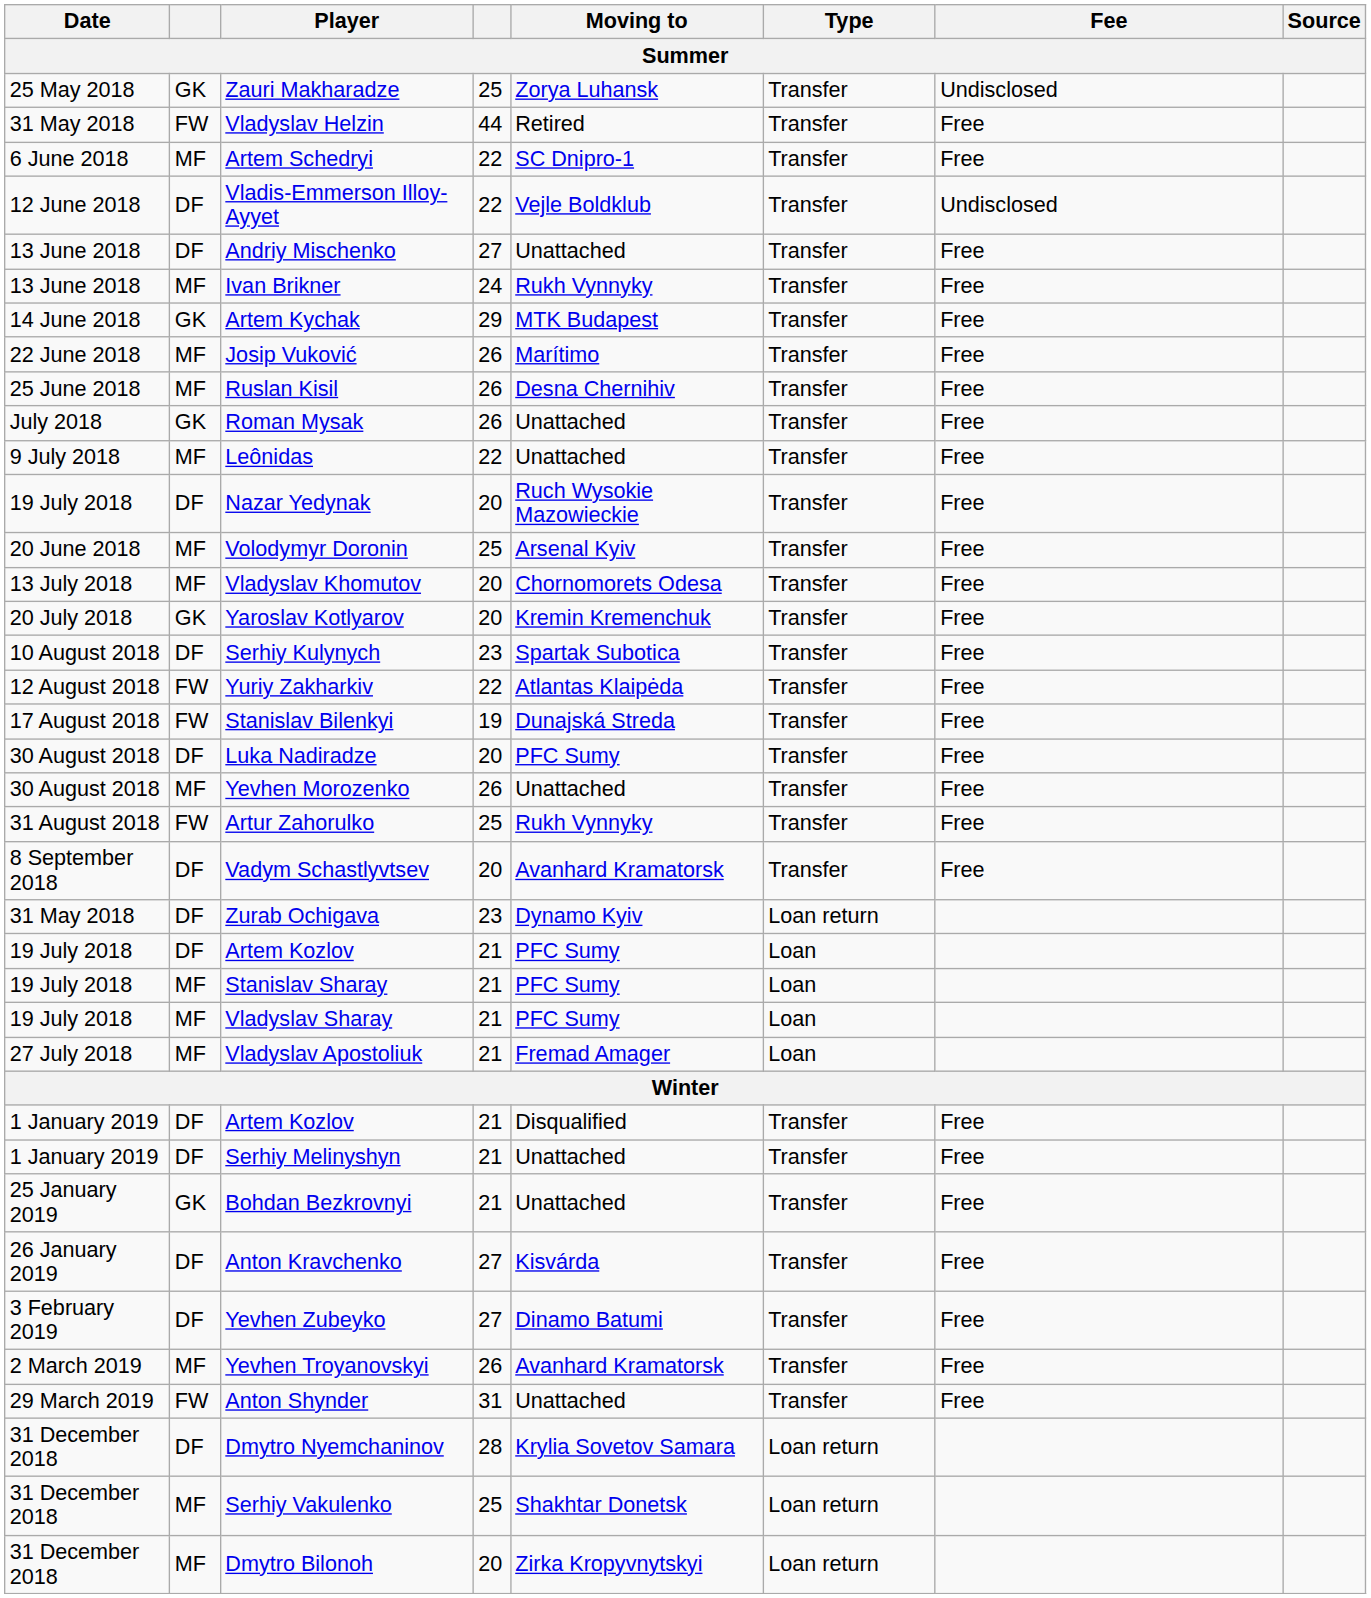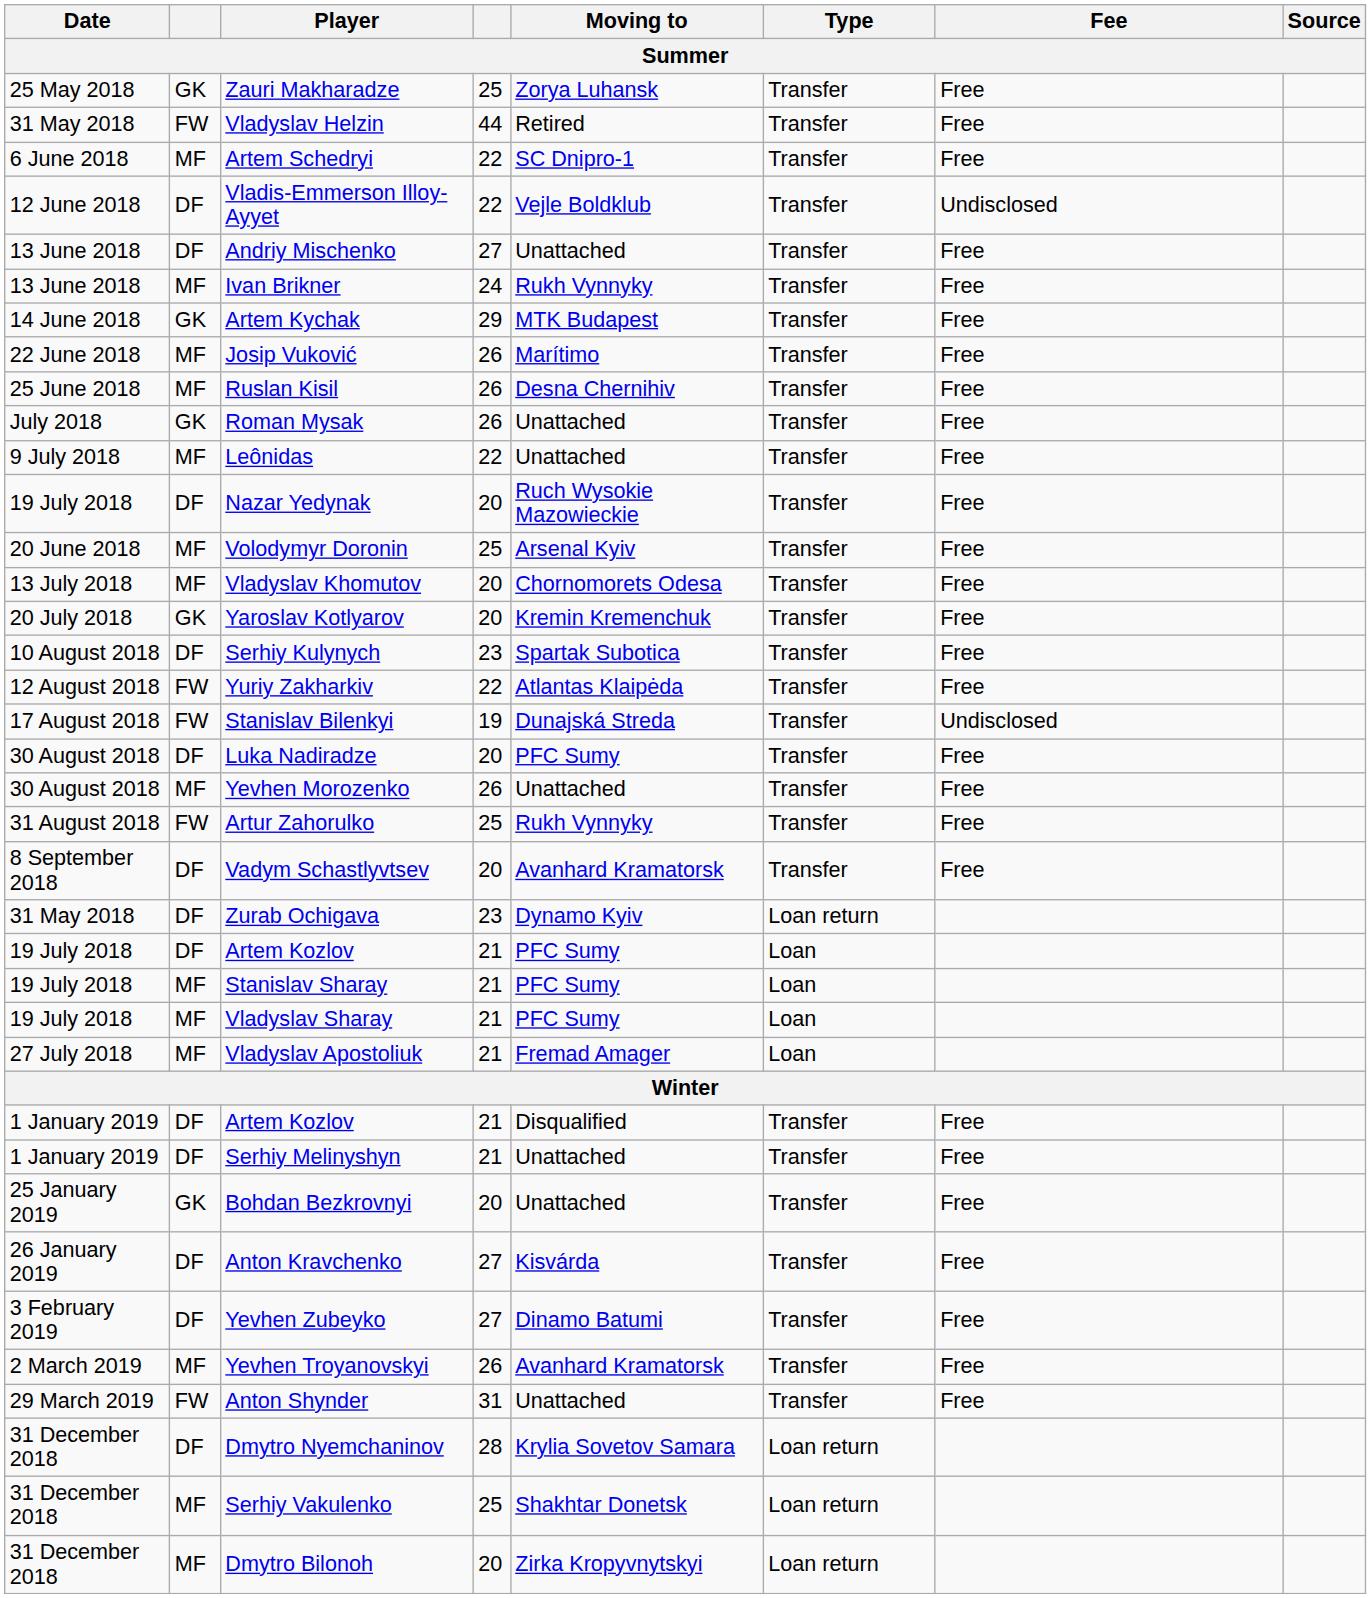(999, 90) Undisclosed -> (962, 90) Free
(962, 721) Free -> (999, 721) Undisclosed
(490, 1202) 21 -> (490, 1202) 20
